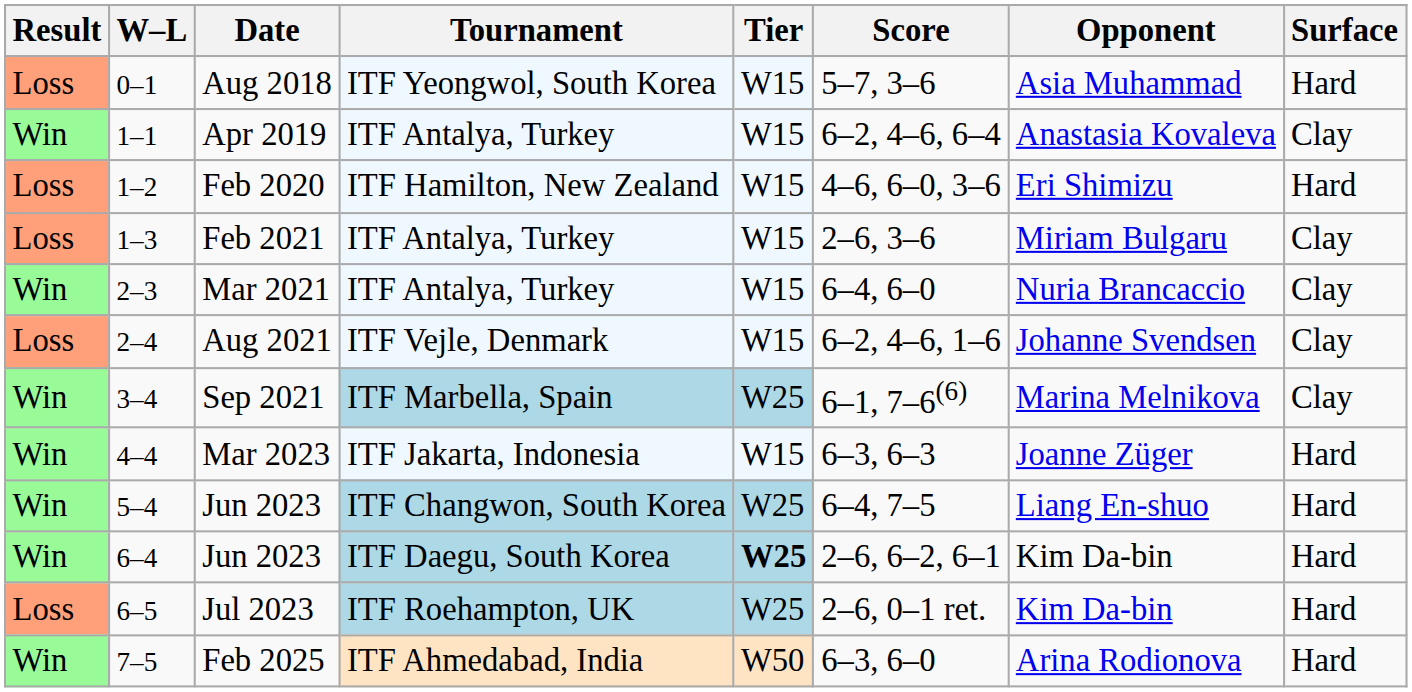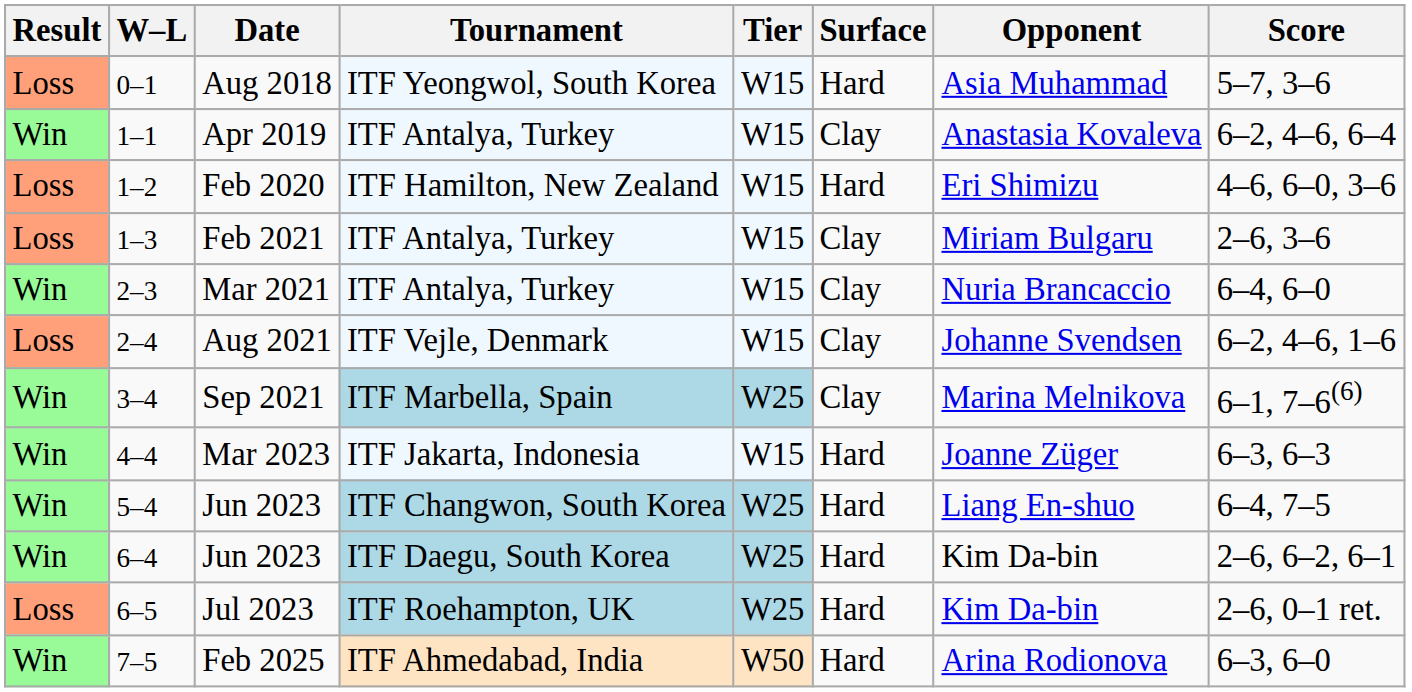columns swapped: (1345, 30) <-> (911, 30)
(774, 556) bold -> (773, 556) normal
